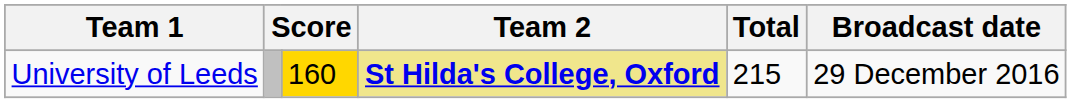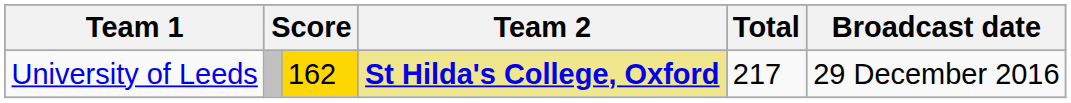(312, 73) 160 -> (312, 73) 162
(757, 73) 215 -> (757, 73) 217
